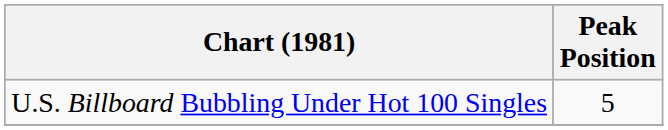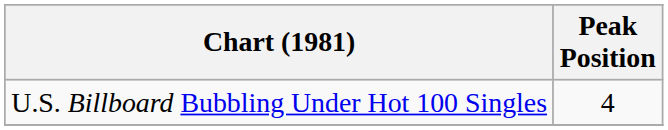(608, 102) 5 -> (608, 102) 4
